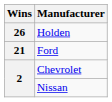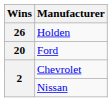(19, 51) 21 -> (19, 51) 20
